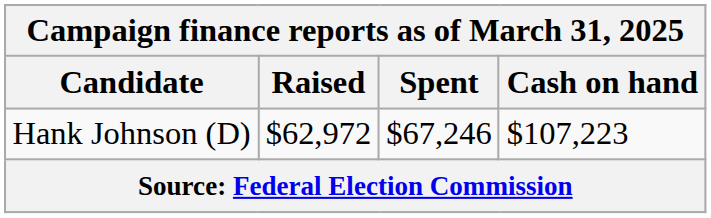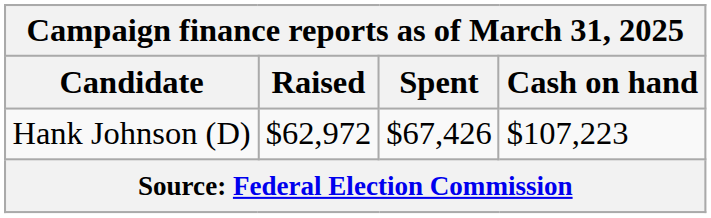(439, 133) $67,246 -> (439, 133) $67,426
